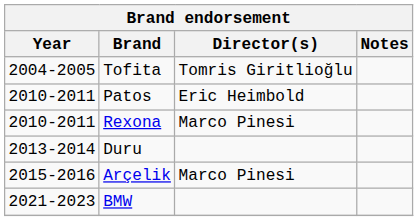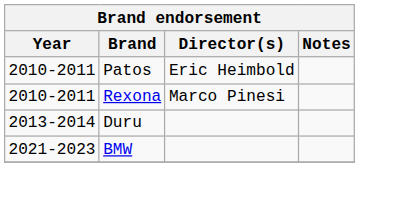- row: (132, 70)
- row: (137, 175)
